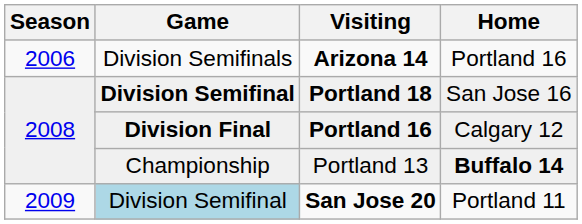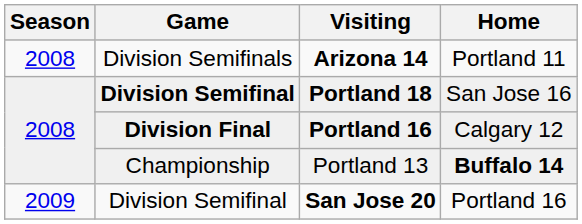(50, 58) 2006 -> (50, 58) 2008
(509, 58) Portland 16 -> (509, 58) Portland 11
(198, 201) lightblue background -> (198, 201) no background
(509, 201) Portland 11 -> (509, 201) Portland 16
